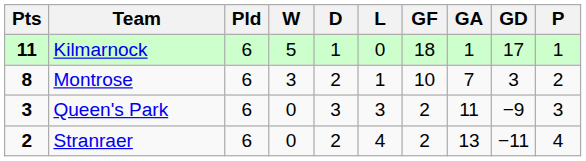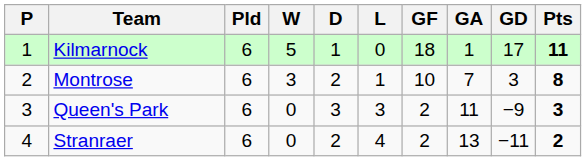columns swapped: (558, 19) <-> (27, 19)
